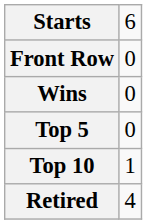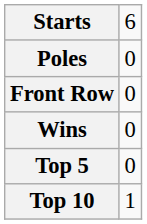+ row: (62, 58)
- row: (62, 201)
